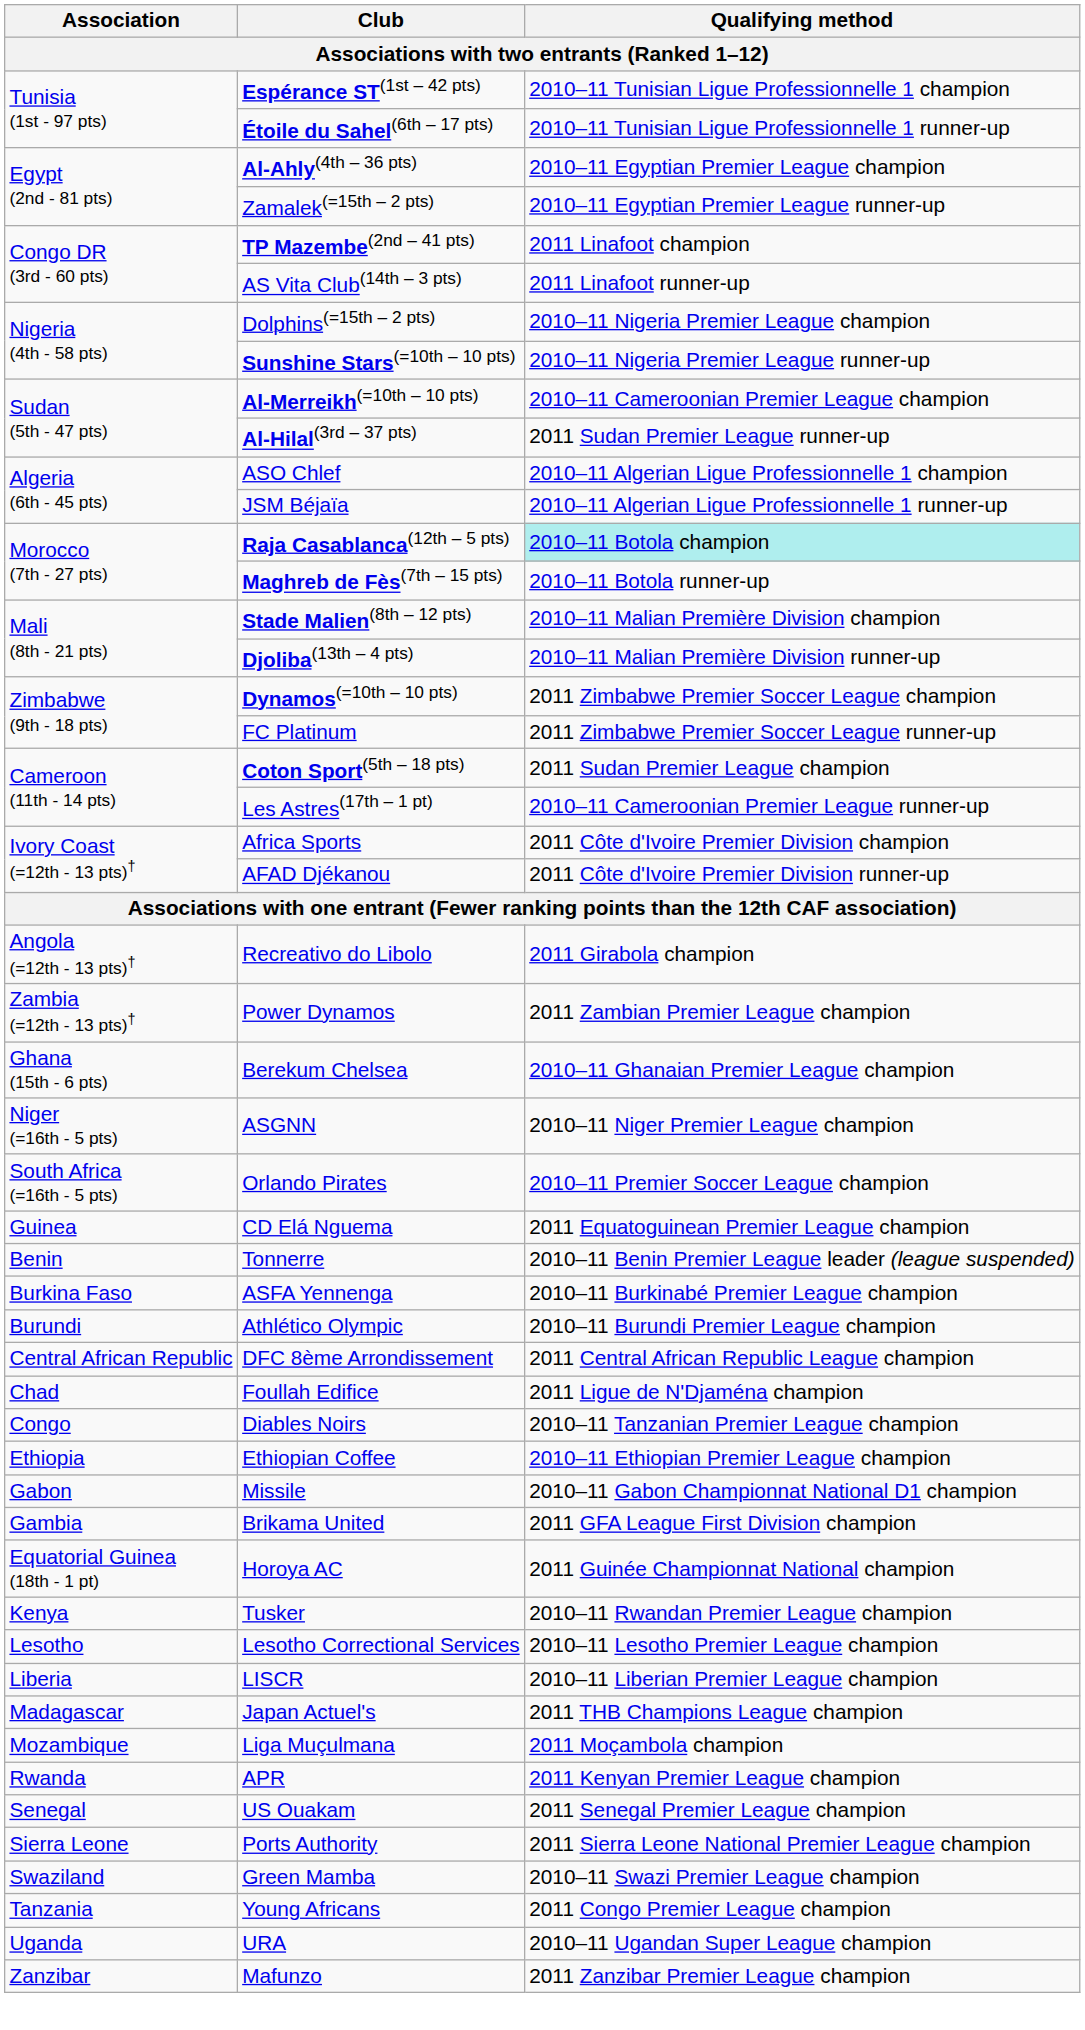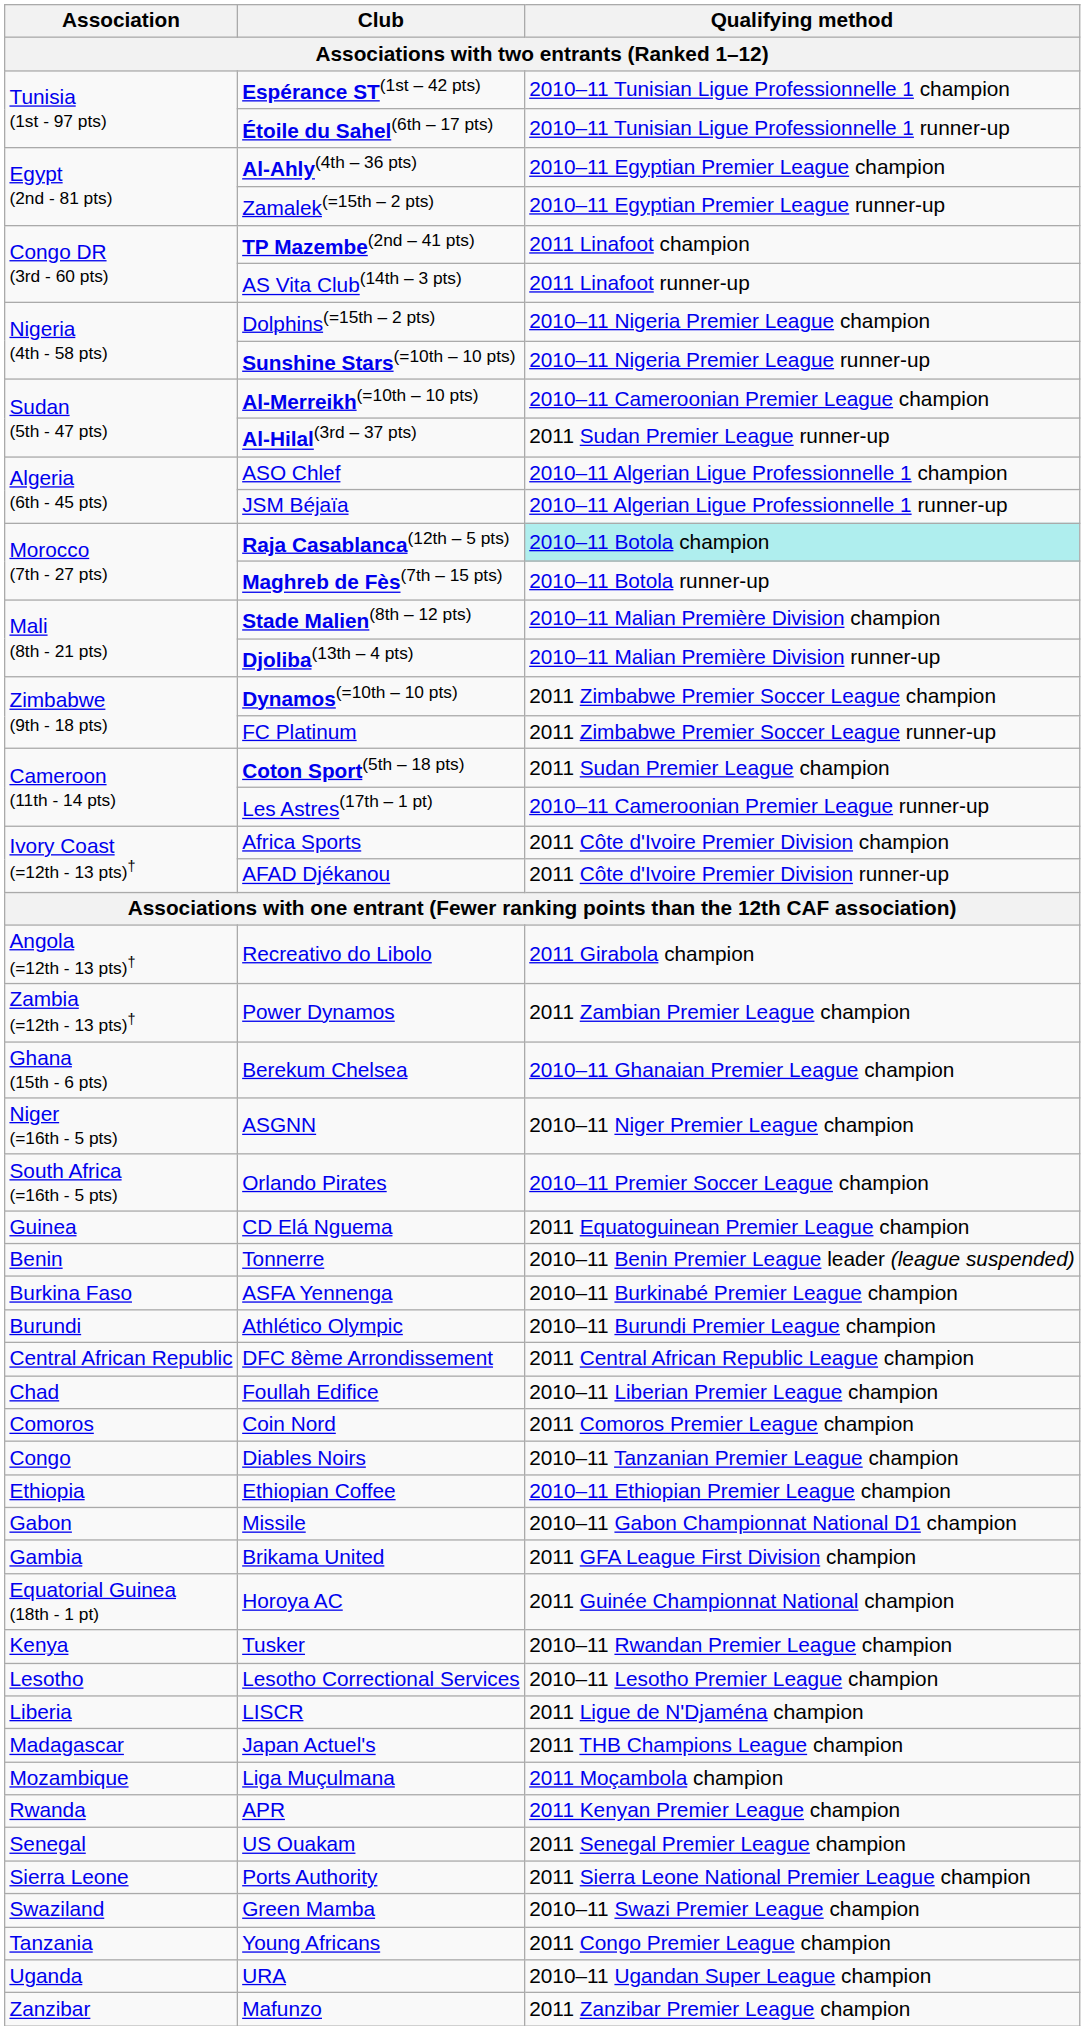(696, 1391) 2011 Ligue de N'Djaména champion -> (734, 1391) 2010–11 Liberian Premier League champion
+ row: (289, 1424)
(734, 1679) 2010–11 Liberian Premier League champion -> (696, 1712) 2011 Ligue de N'Djaména champion
